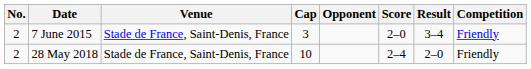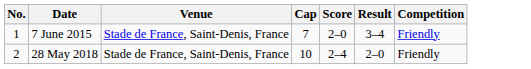- column: (349, 14)
(16, 34) 2 -> (16, 34) 1
(306, 34) 3 -> (306, 34) 7
